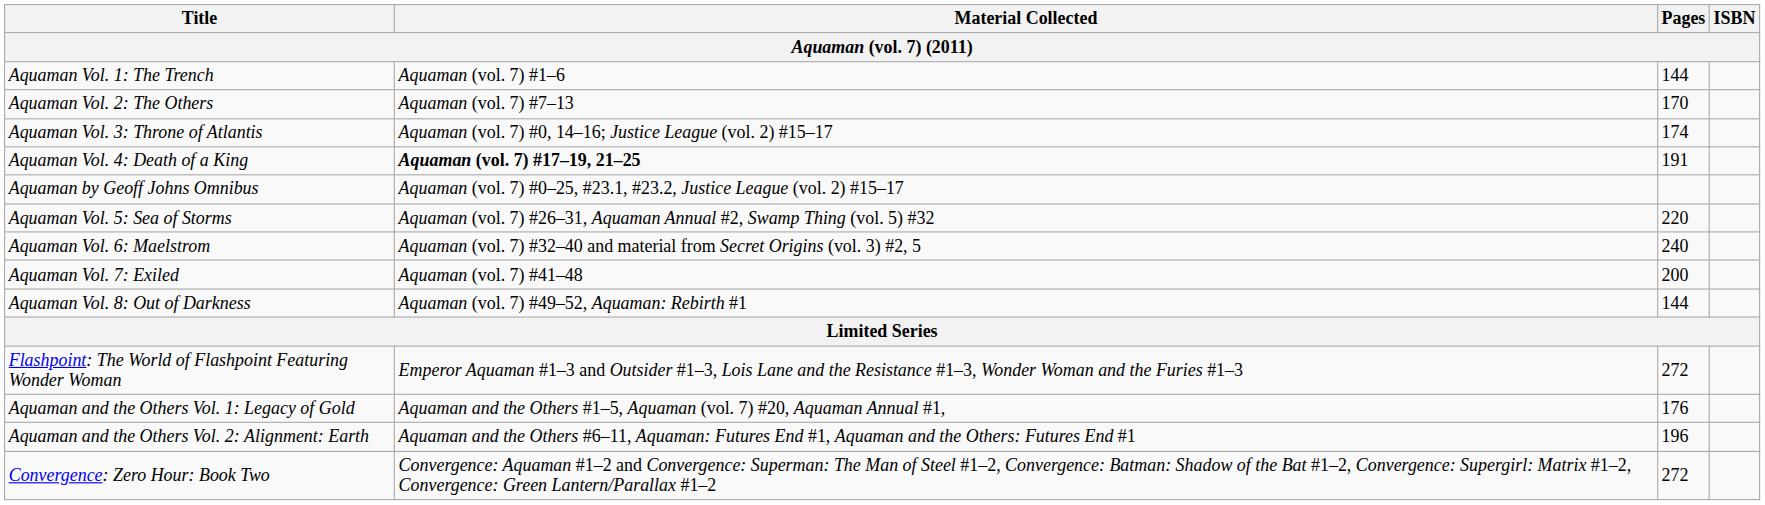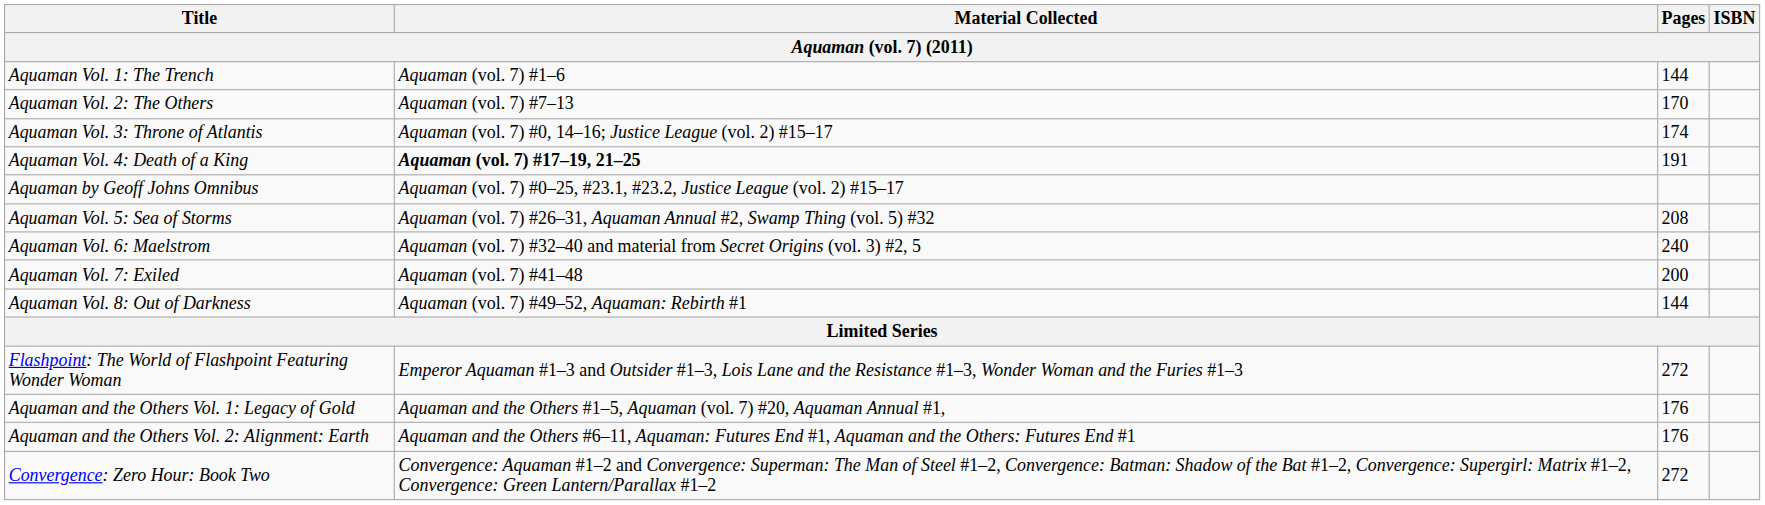(1675, 217) 220 -> (1675, 217) 208
(1675, 436) 196 -> (1675, 436) 176
